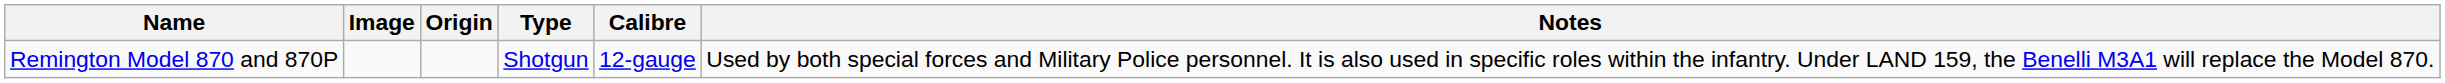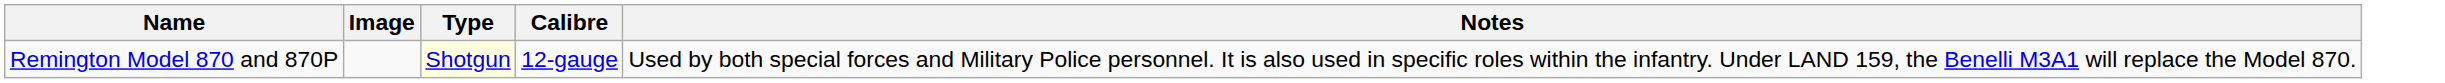- column: (459, 22)
(546, 58) no background -> (468, 58) lightyellow background
